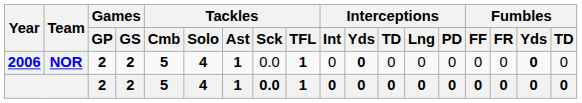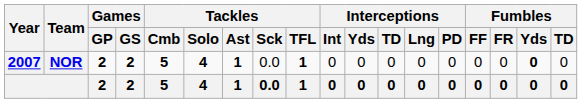(24, 62) 2006 -> (24, 62) 2007
(361, 62) bold -> (361, 62) normal
